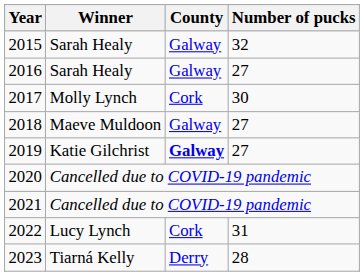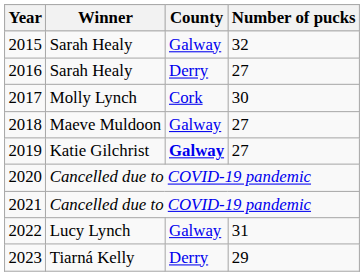(195, 71) Galway -> (189, 71) Derry
(186, 230) Cork -> (195, 230) Galway
(240, 257) 28 -> (240, 257) 29
